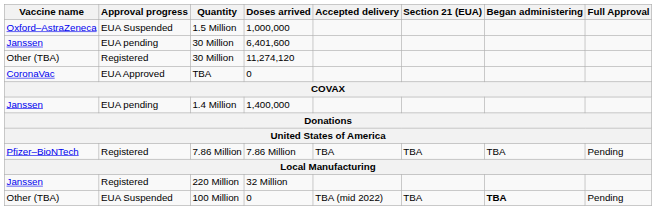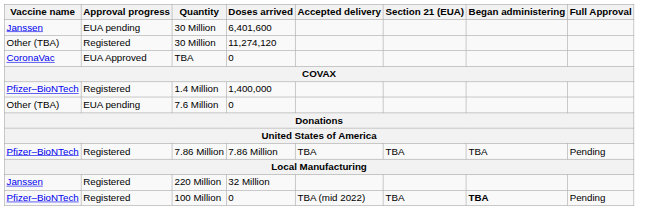- row: (214, 27)
(25, 105) Janssen -> (43, 89) Pfizer–BioNTech
(130, 105) EUA pending -> (107, 89) Registered
+ row: (196, 105)
(33, 197) Other (TBA) -> (43, 197) Pfizer–BioNTech
(137, 197) EUA Suspended -> (107, 197) Registered
